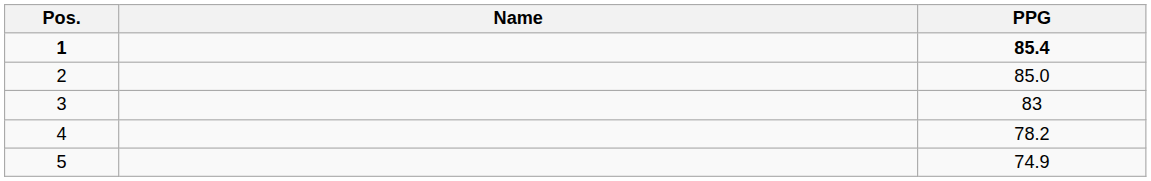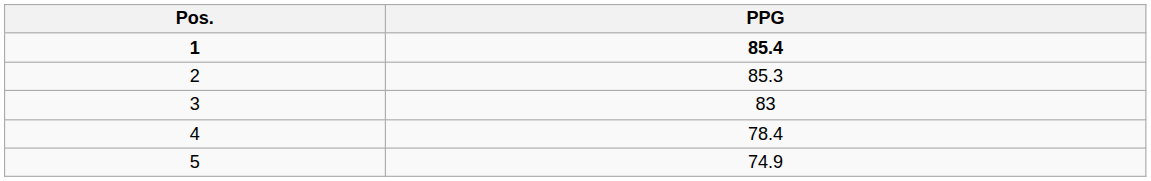- column: (518, 18)
(1032, 76) 85.0 -> (766, 76) 85.3
(1032, 133) 78.2 -> (766, 133) 78.4
